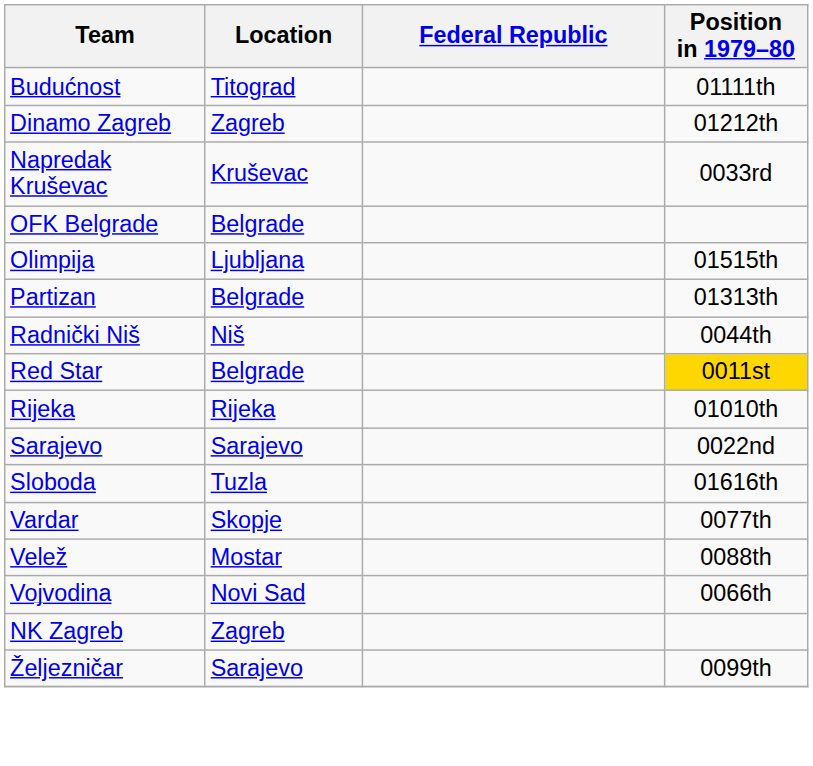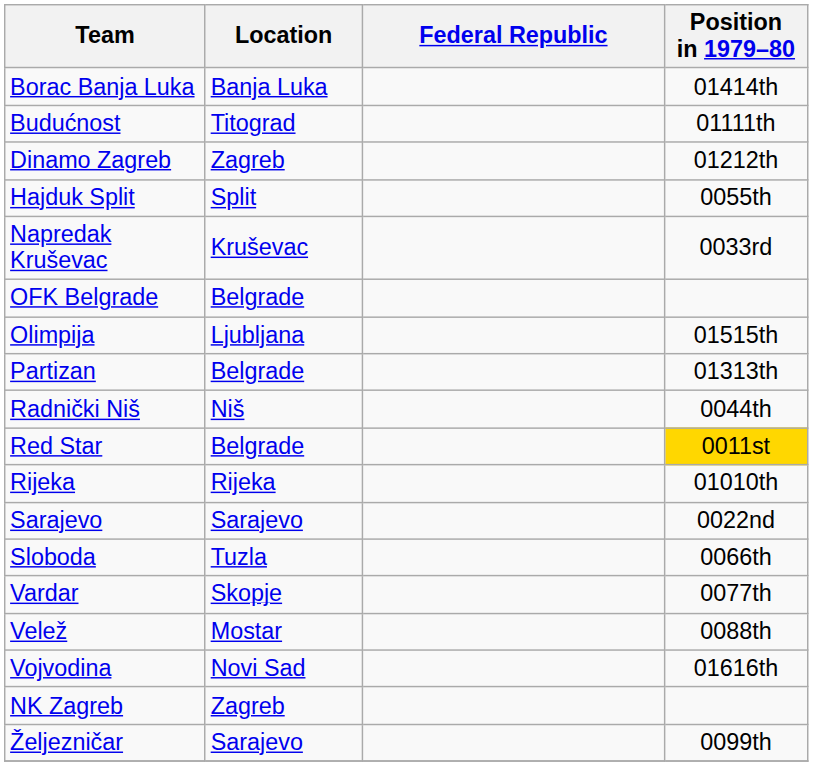+ row: (102, 86)
+ row: (72, 197)
(736, 483) 01616th -> (736, 557) 0066th
(736, 594) 0066th -> (736, 668) 01616th
